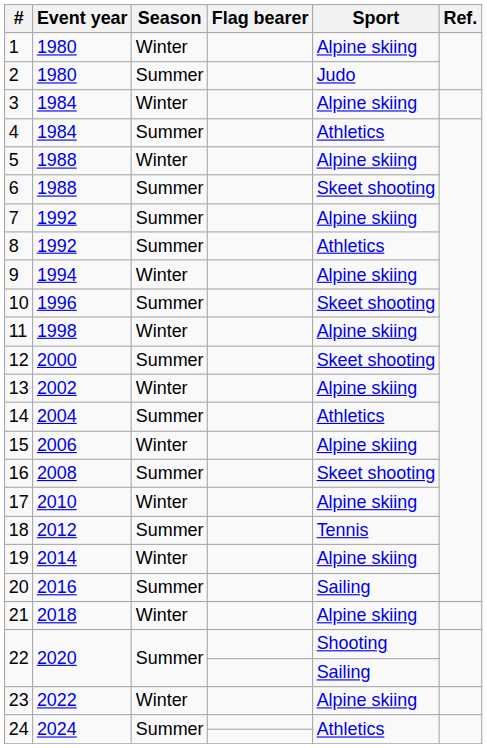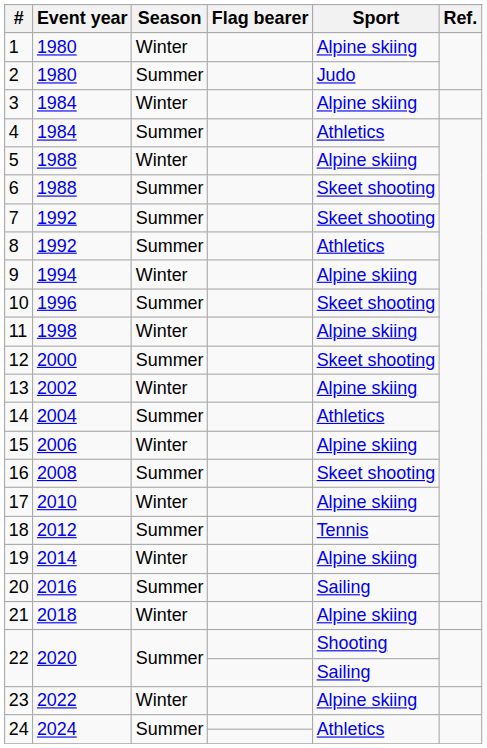(367, 217) Alpine skiing -> (376, 217) Skeet shooting
